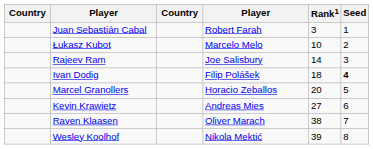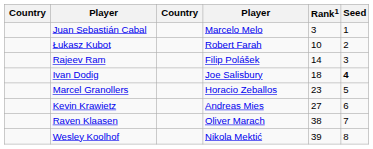(233, 29) Robert Farah -> (234, 29) Marcelo Melo
(234, 45) Marcelo Melo -> (233, 45) Robert Farah
(234, 60) Joe Salisbury -> (232, 60) Filip Polášek
(232, 75) Filip Polášek -> (234, 75) Joe Salisbury
(316, 90) 20 -> (316, 90) 23
